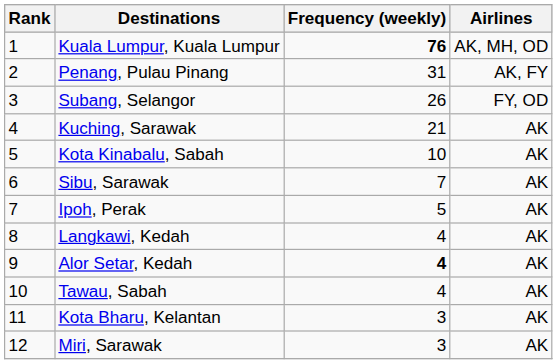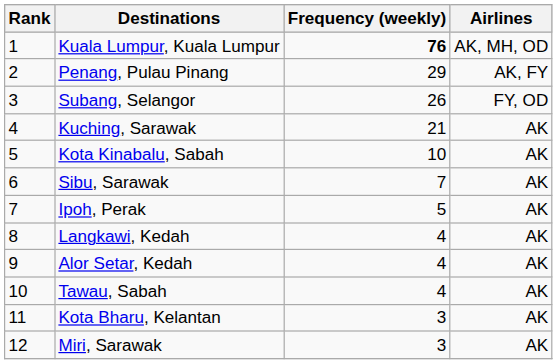(437, 73) 31 -> (437, 73) 29
(442, 263) bold -> (442, 263) normal
